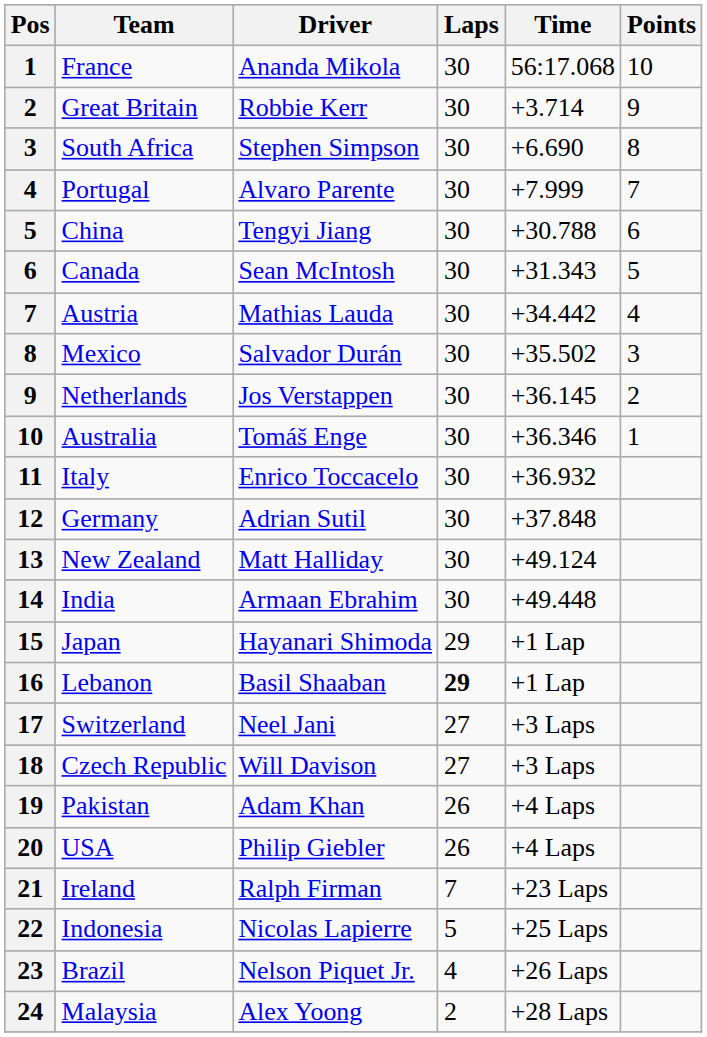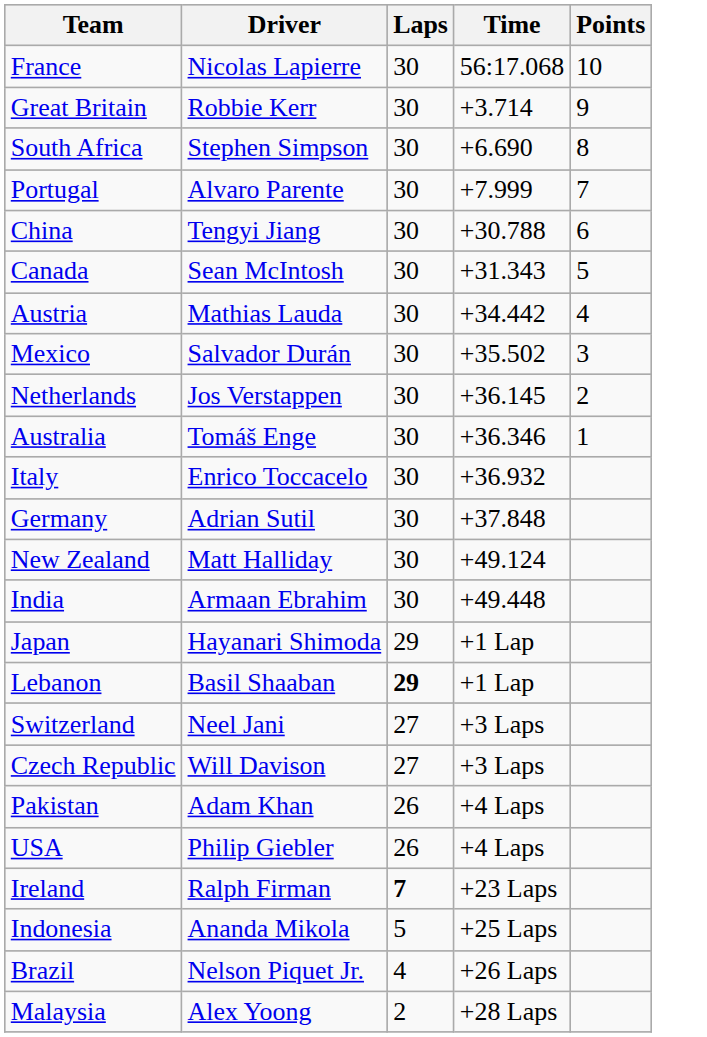- column: (30, 25)
(319, 66) Ananda Mikola -> (274, 66) Nicolas Lapierre
(450, 888) normal -> (400, 888) bold
(325, 929) Nicolas Lapierre -> (269, 929) Ananda Mikola
